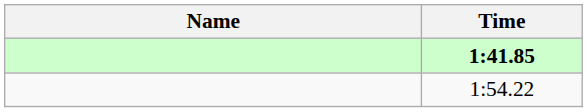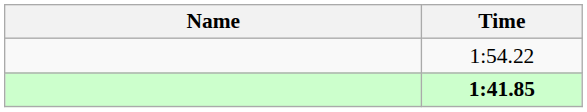rows swapped: (502, 55) <-> (502, 89)
